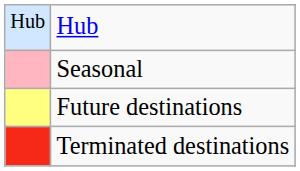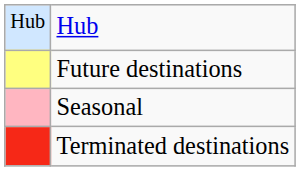rows swapped: (149, 107) <-> (100, 68)
